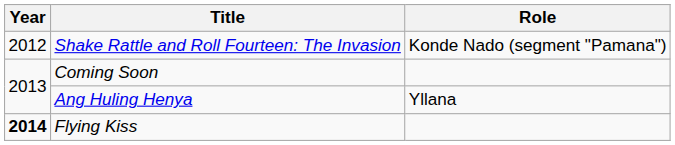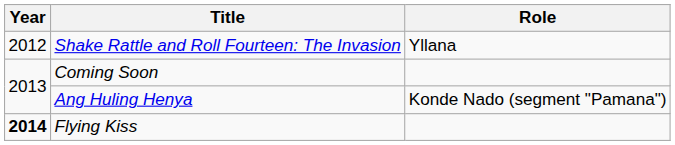(538, 45) Konde Nado (segment "Pamana") -> (433, 45) Yllana
(433, 99) Yllana -> (538, 99) Konde Nado (segment "Pamana")
